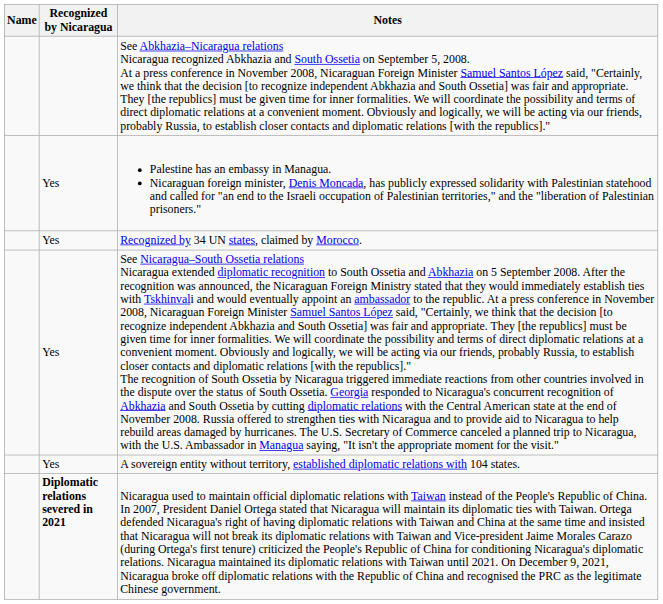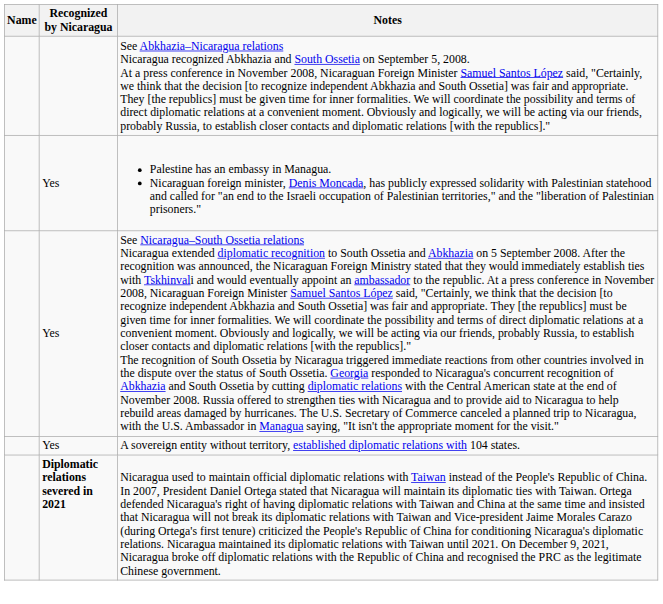- row: (241, 240)
